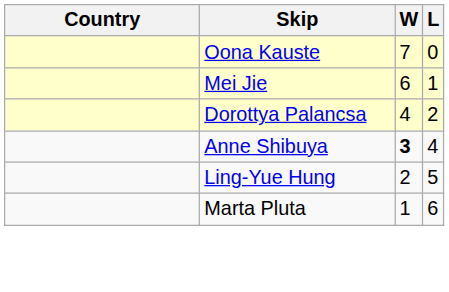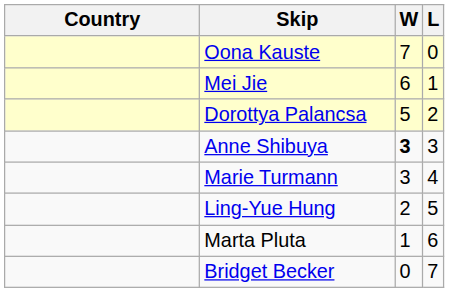(405, 114) 4 -> (405, 114) 5
(433, 146) 4 -> (433, 146) 3
+ row: (271, 177)
+ row: (269, 271)
